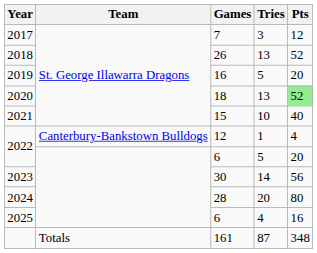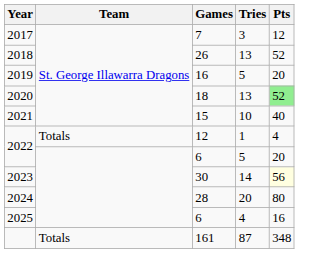(123, 136) Canterbury-Bankstown Bulldogs -> (54, 136) Totals
(297, 177) no background -> (279, 177) lightyellow background
